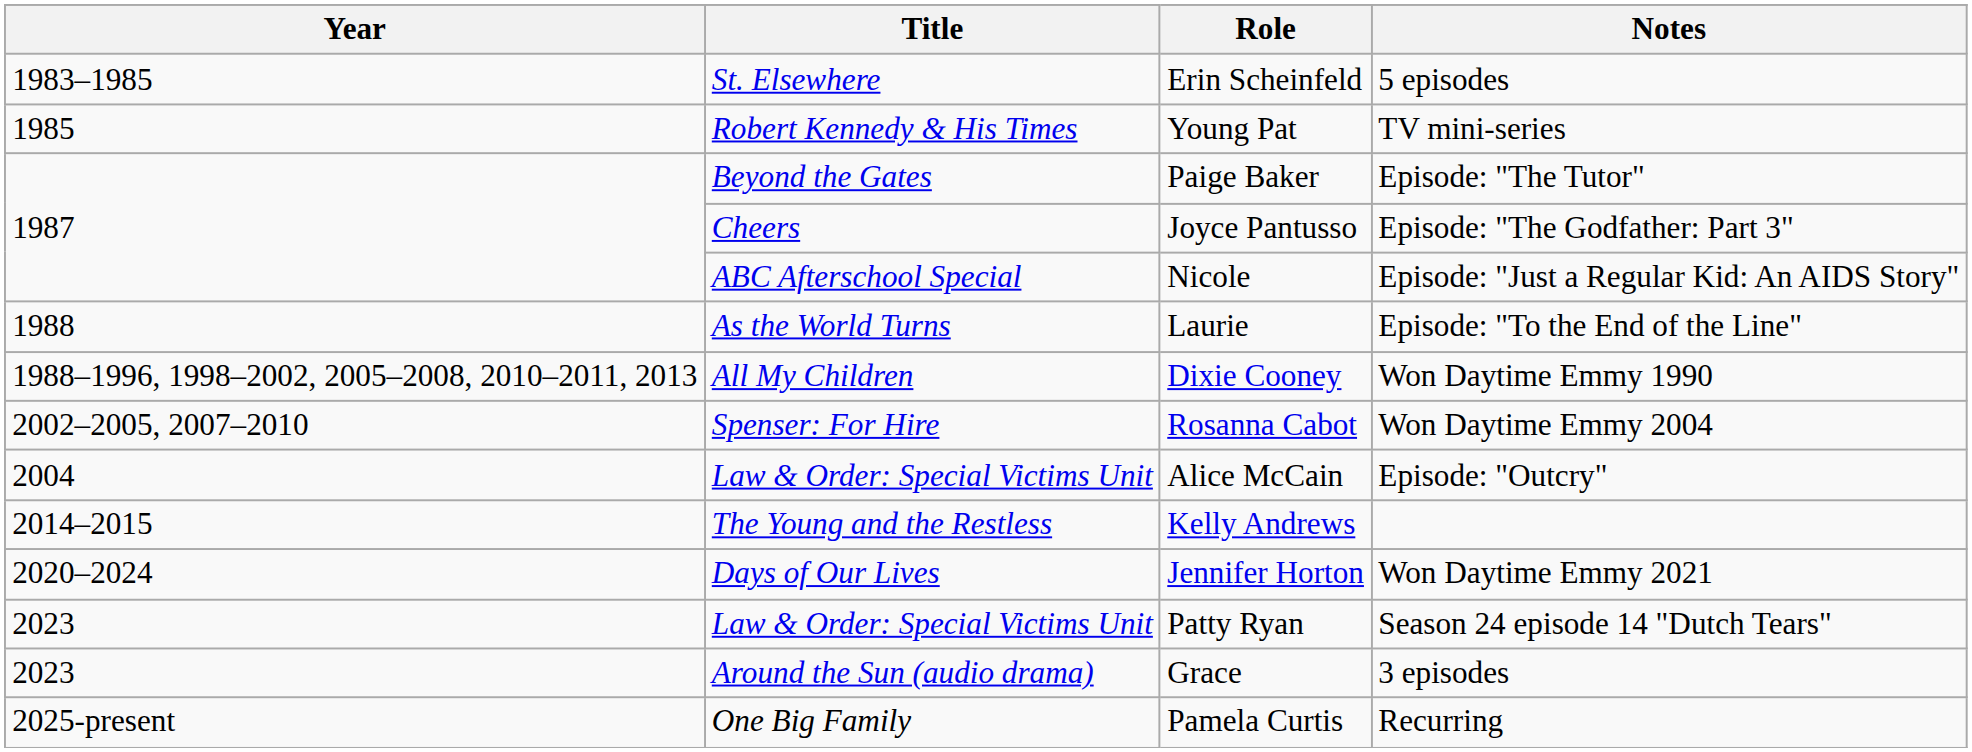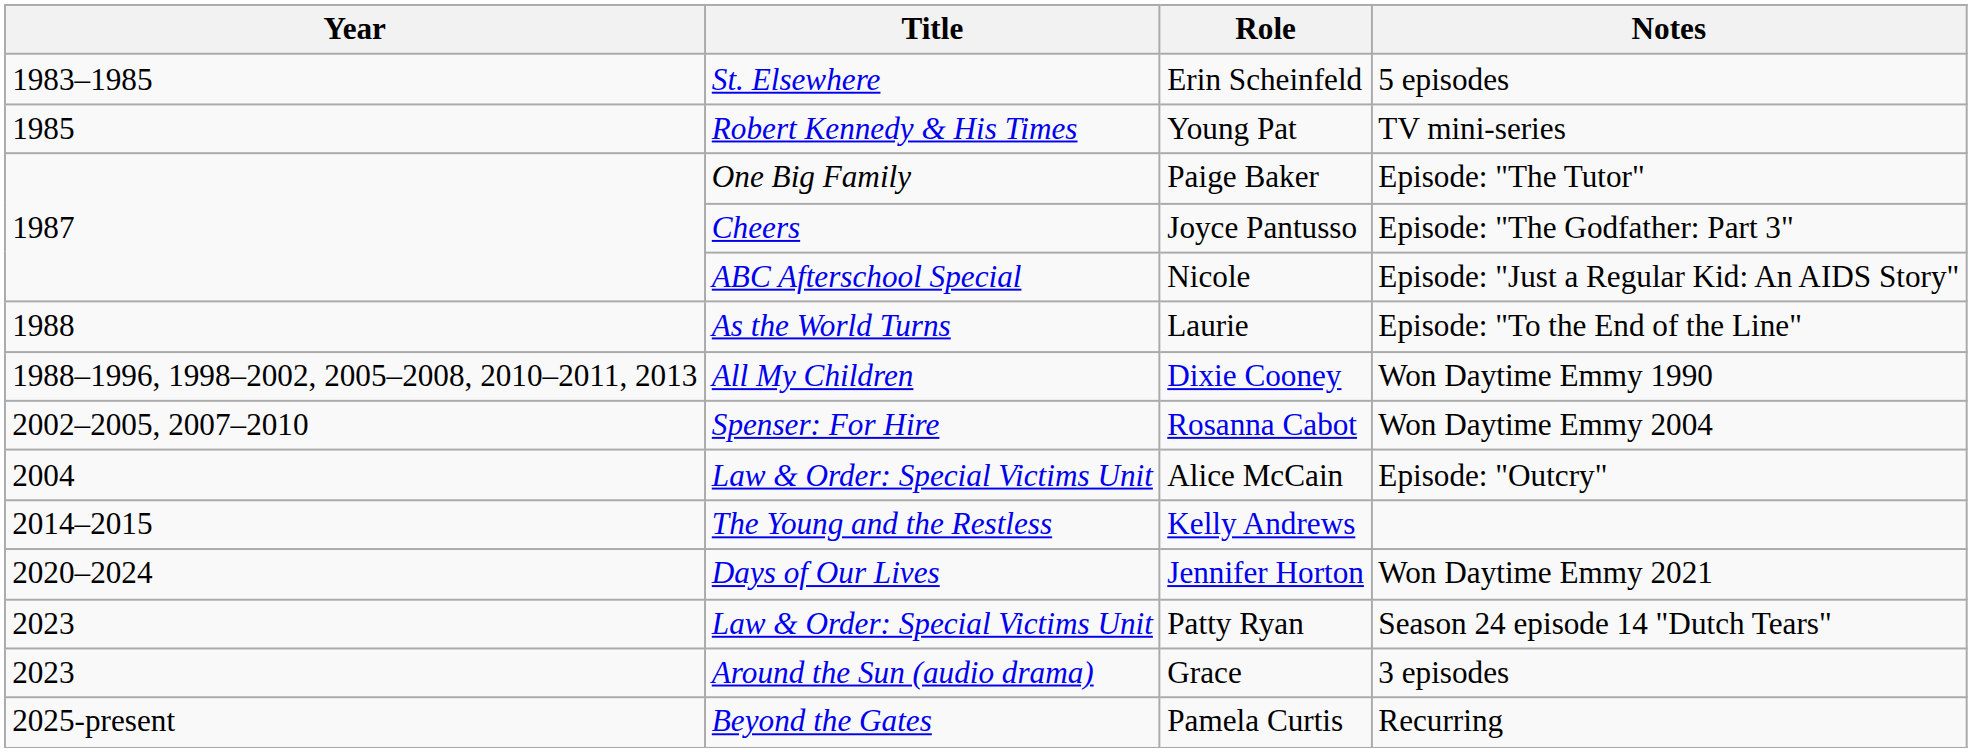(822, 177) Beyond the Gates -> (811, 177) One Big Family
(811, 721) One Big Family -> (822, 721) Beyond the Gates
